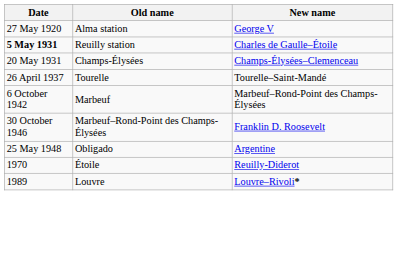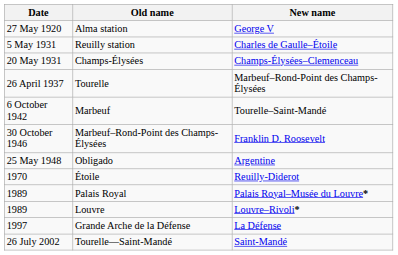(32, 45) bold -> (31, 45) normal
(280, 77) Tourelle–Saint-Mandé -> (306, 83) Marbeuf–Rond-Point des Champs-Élysées
(306, 99) Marbeuf–Rond-Point des Champs-Élysées -> (280, 111) Tourelle–Saint-Mandé
+ row: (101, 193)
+ row: (133, 225)
+ row: (123, 242)
